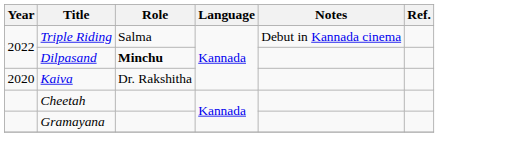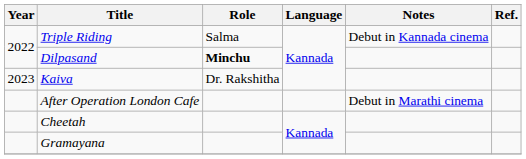(21, 79) 2020 -> (21, 79) 2023
+ row: (120, 100)
